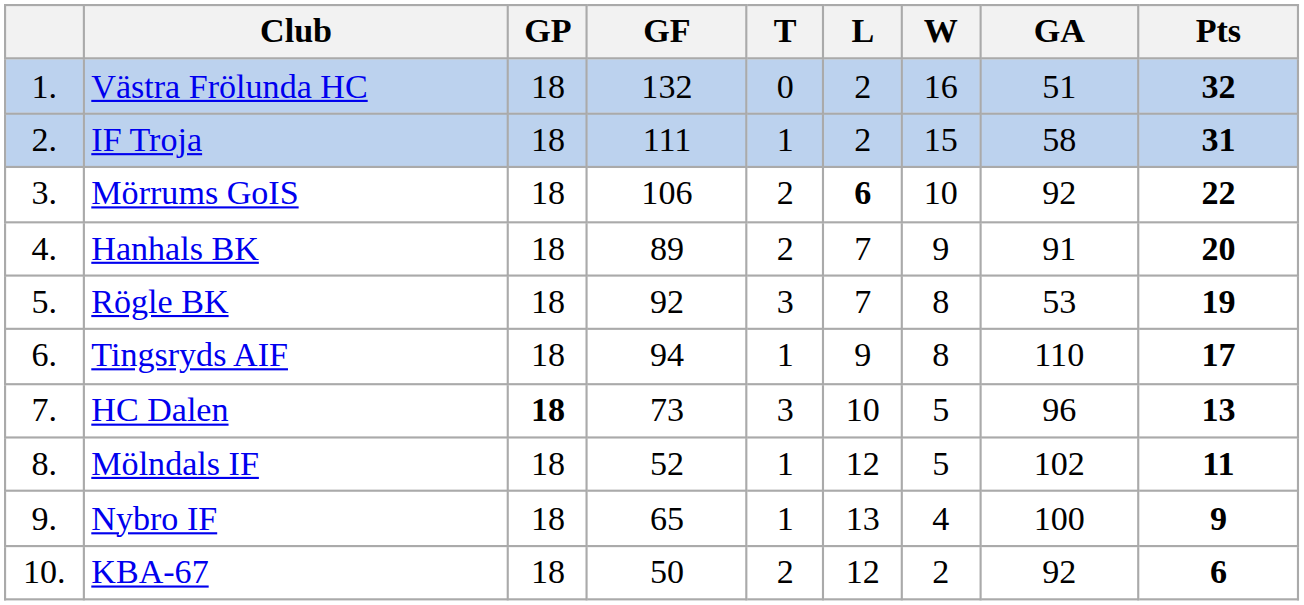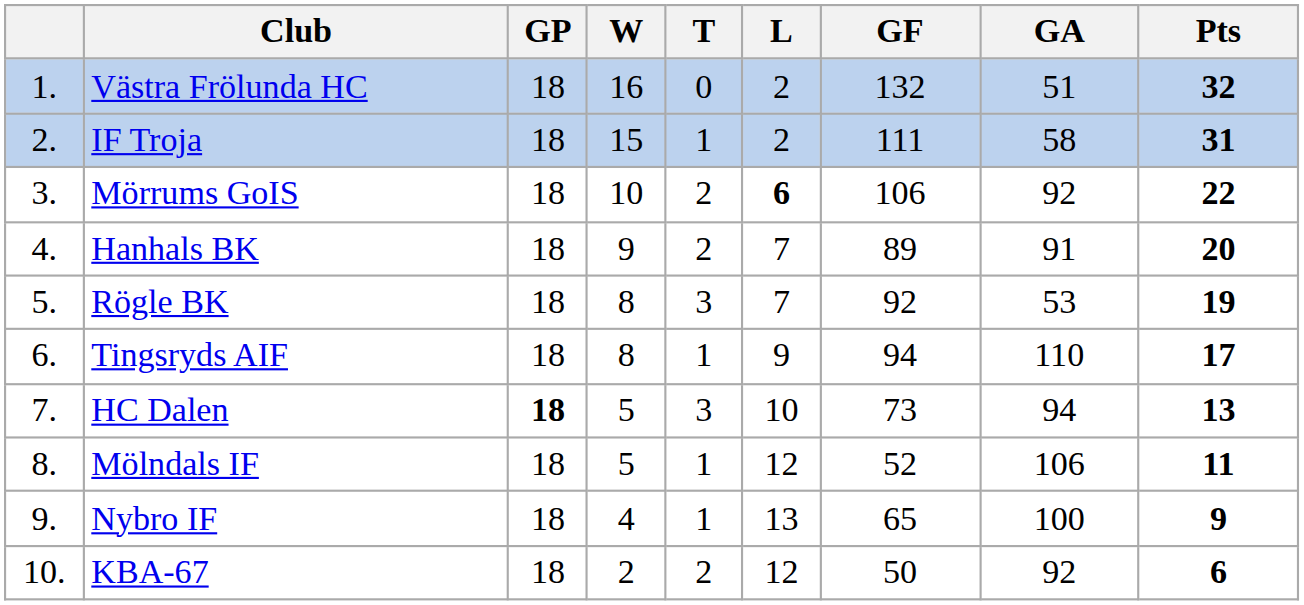columns swapped: (941, 31) <-> (667, 31)
(1059, 409) 96 -> (1059, 409) 94
(1059, 463) 102 -> (1059, 463) 106
